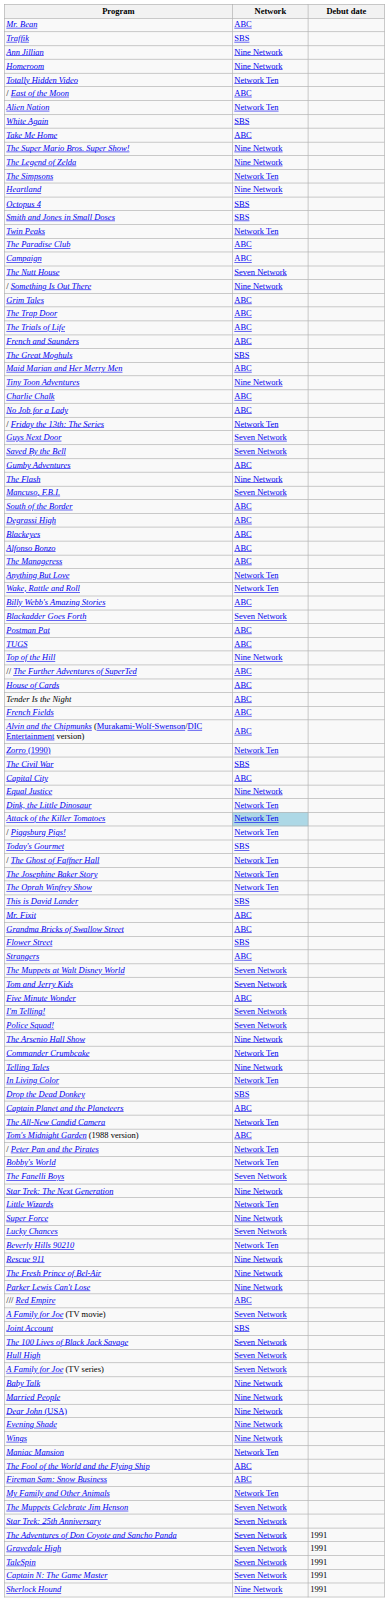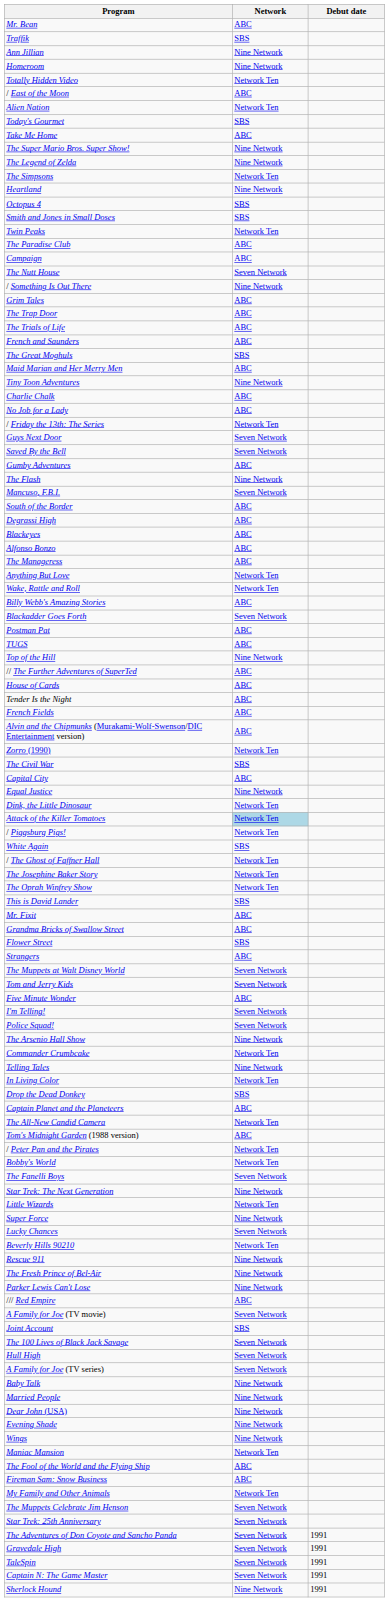rows swapped: (27, 121) <-> (35, 846)
